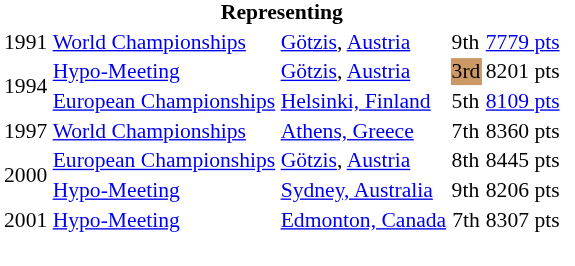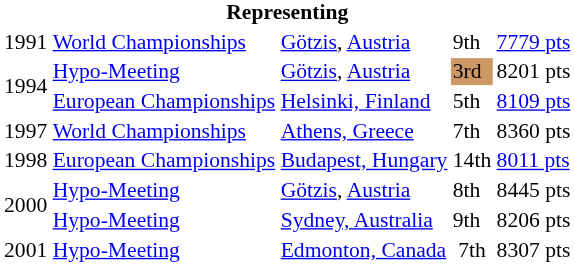+ row: (26, 160)
(164, 160) European Championships -> (116, 190) Hypo-Meeting
